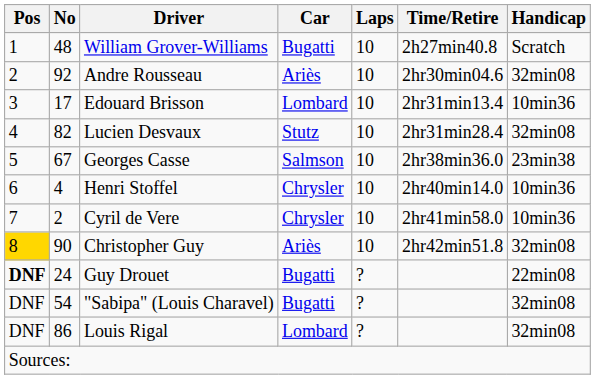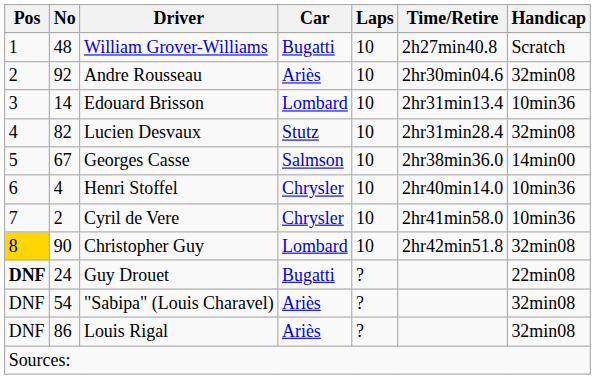(63, 103) 17 -> (63, 103) 14
(543, 160) 23min38 -> (543, 160) 14min00
(301, 246) Ariès -> (315, 246) Lombard
(308, 302) Bugatti -> (301, 302) Ariès
(315, 331) Lombard -> (301, 331) Ariès
